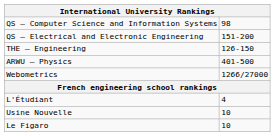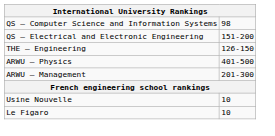+ row: (46, 74)
- row: (32, 74)
- row: (30, 100)
